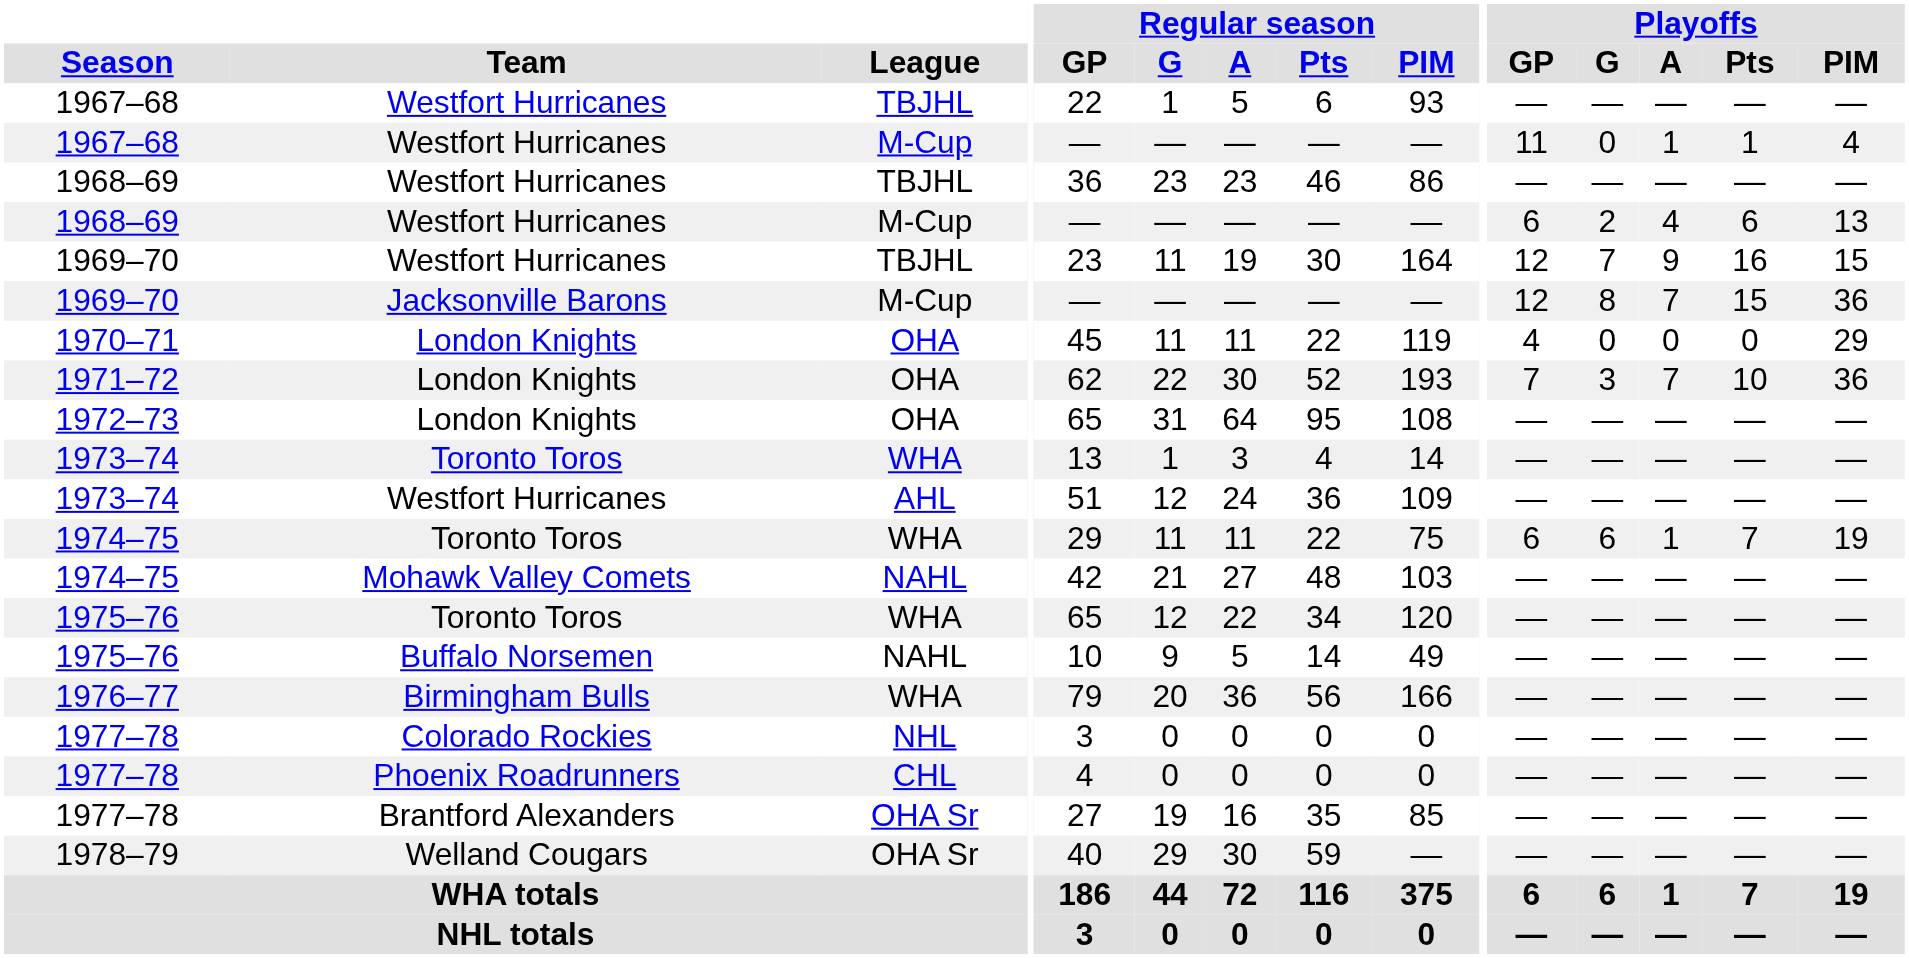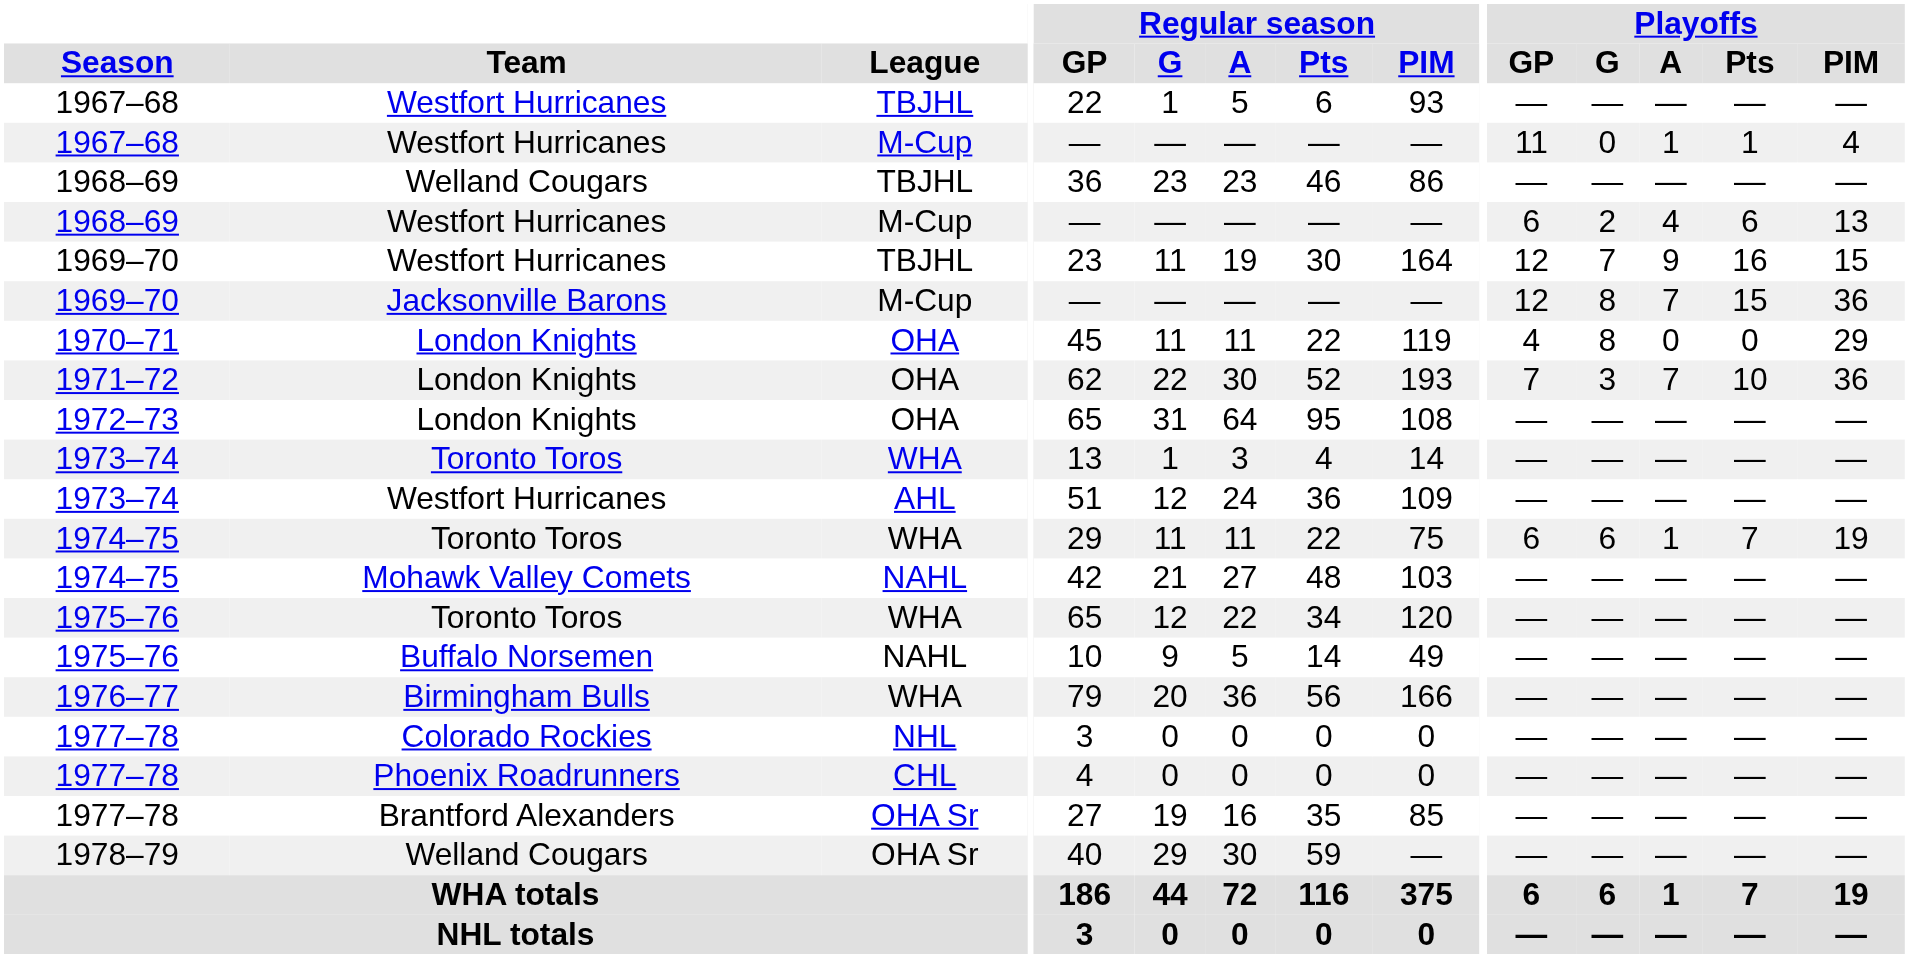(527, 181) Westfort Hurricanes -> (527, 181) Welland Cougars
(1607, 340) 0 -> (1607, 340) 8
